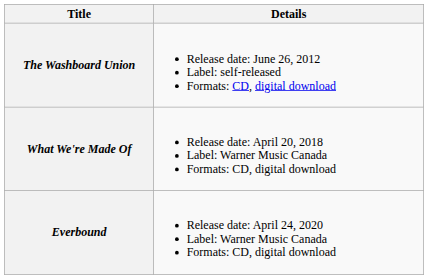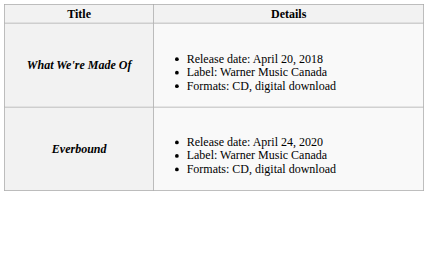- row: (79, 65)
